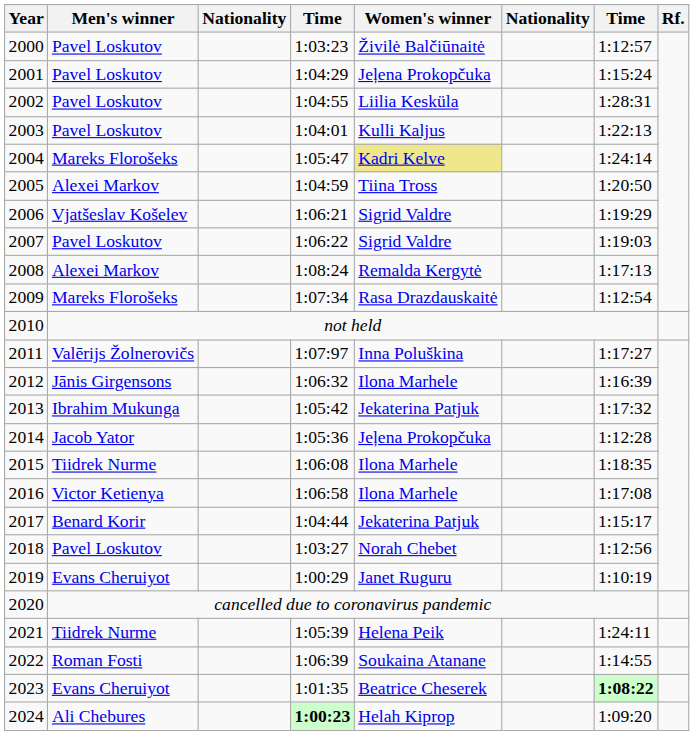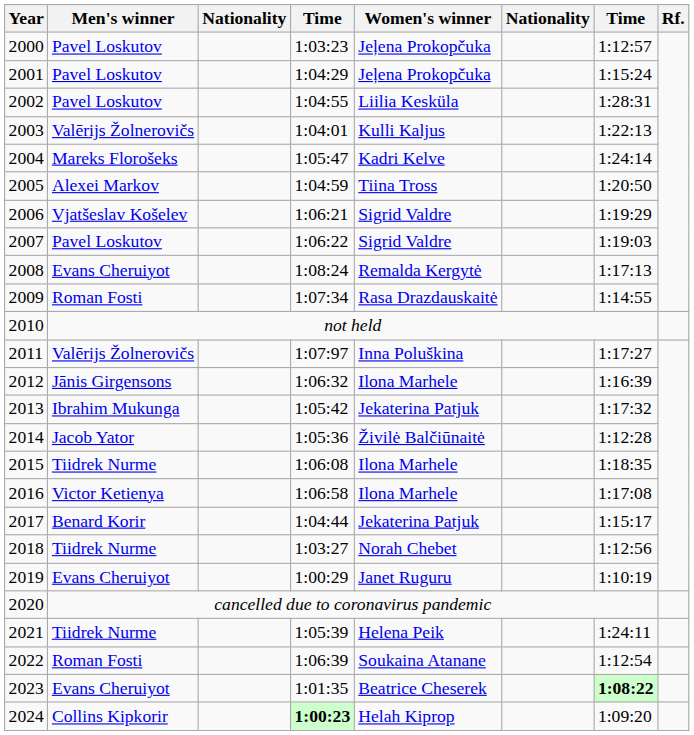(422, 46) Živilė Balčiūnaitė -> (425, 46) Jeļena Prokopčuka
(107, 130) Pavel Loskutov -> (123, 130) Valērijs Žolnerovičs
(402, 158) khaki background -> (402, 158) no background
(105, 269) Alexei Markov -> (111, 269) Evans Cheruiyot
(115, 297) Mareks Florošeks -> (97, 297) Roman Fosti
(625, 297) 1:12:54 -> (625, 297) 1:14:55
(425, 437) Jeļena Prokopčuka -> (422, 437) Živilė Balčiūnaitė
(107, 548) Pavel Loskutov -> (104, 548) Tiidrek Nurme
(625, 660) 1:14:55 -> (625, 660) 1:12:54
(99, 716) Ali Chebures -> (110, 716) Collins Kipkorir
